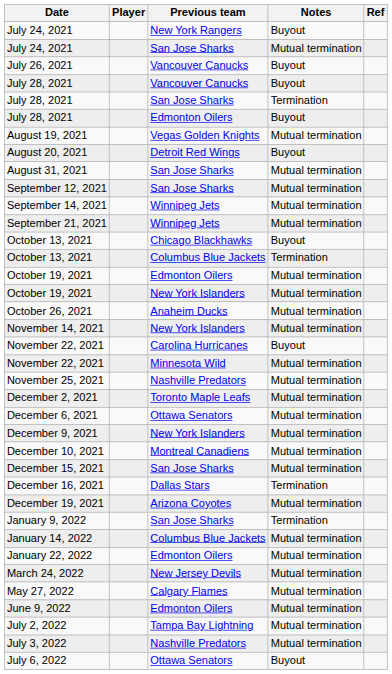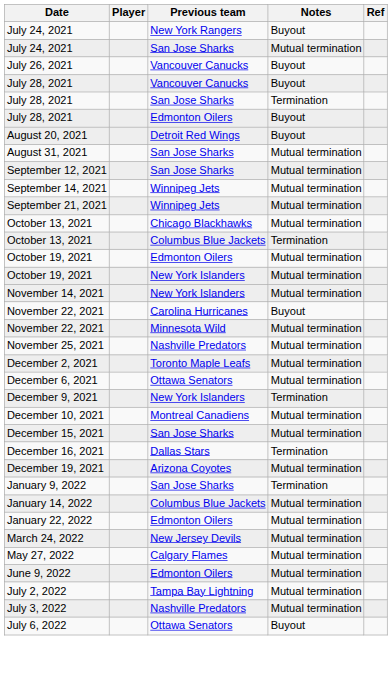- row: (47, 135)
(288, 240) Buyout -> (316, 223) Mutual termination
- row: (50, 310)
(316, 433) Mutual termination -> (299, 398) Termination
